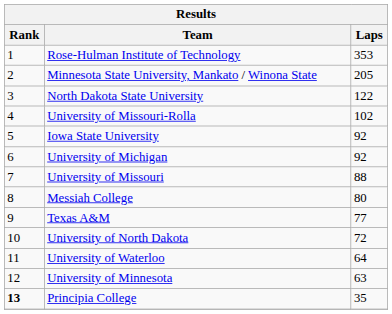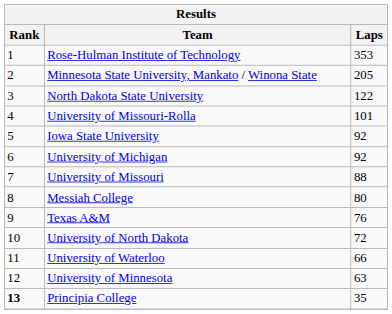(363, 116) 102 -> (363, 116) 101
(360, 217) 77 -> (360, 217) 76
(360, 258) 64 -> (360, 258) 66
